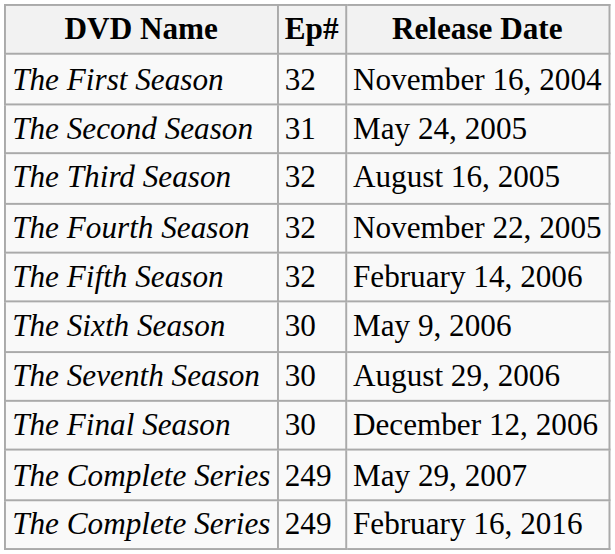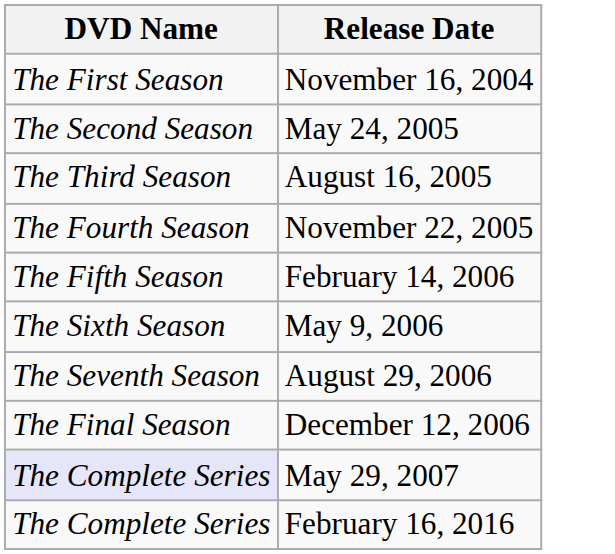- column: (312, 29)
(141, 474) no background -> (141, 474) lavender background
